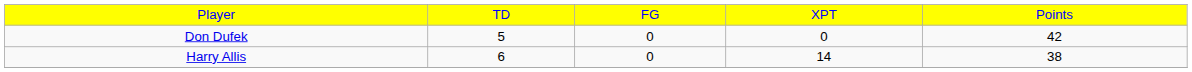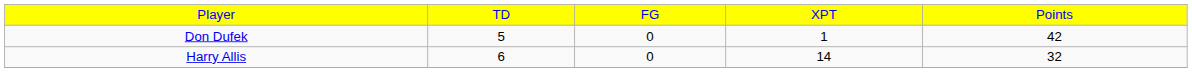(824, 36) 0 -> (824, 36) 1
(1054, 57) 38 -> (1054, 57) 32
